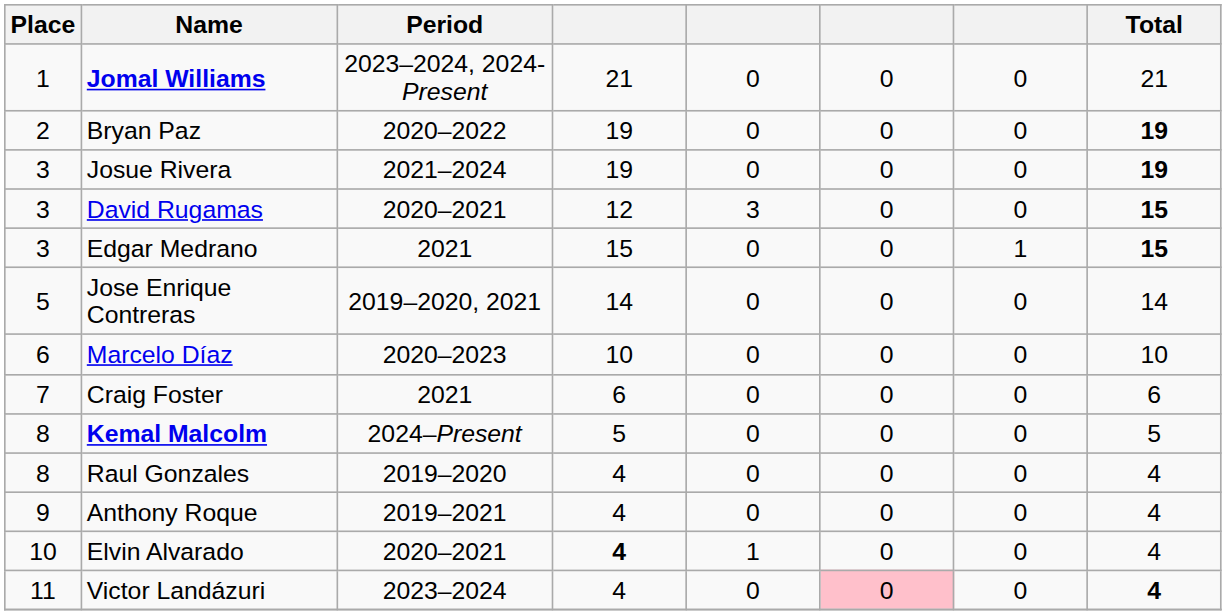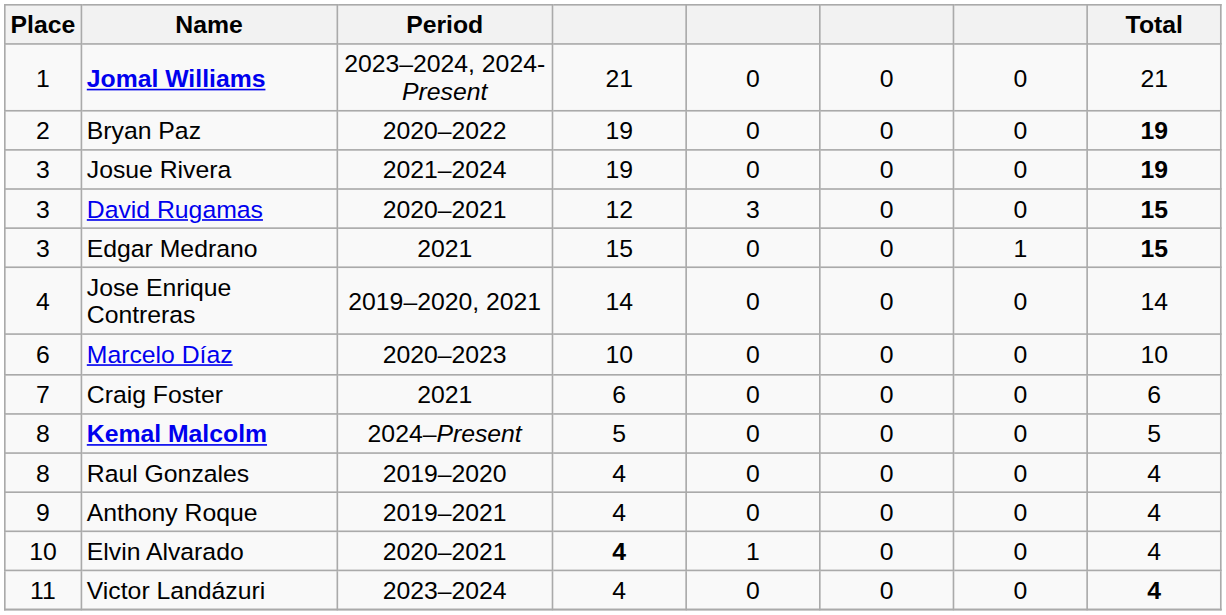(43, 302) 5 -> (43, 302) 4
(887, 590) pink background -> (887, 590) no background
